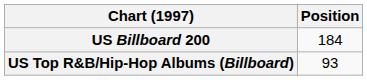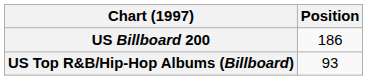(330, 39) 184 -> (330, 39) 186
